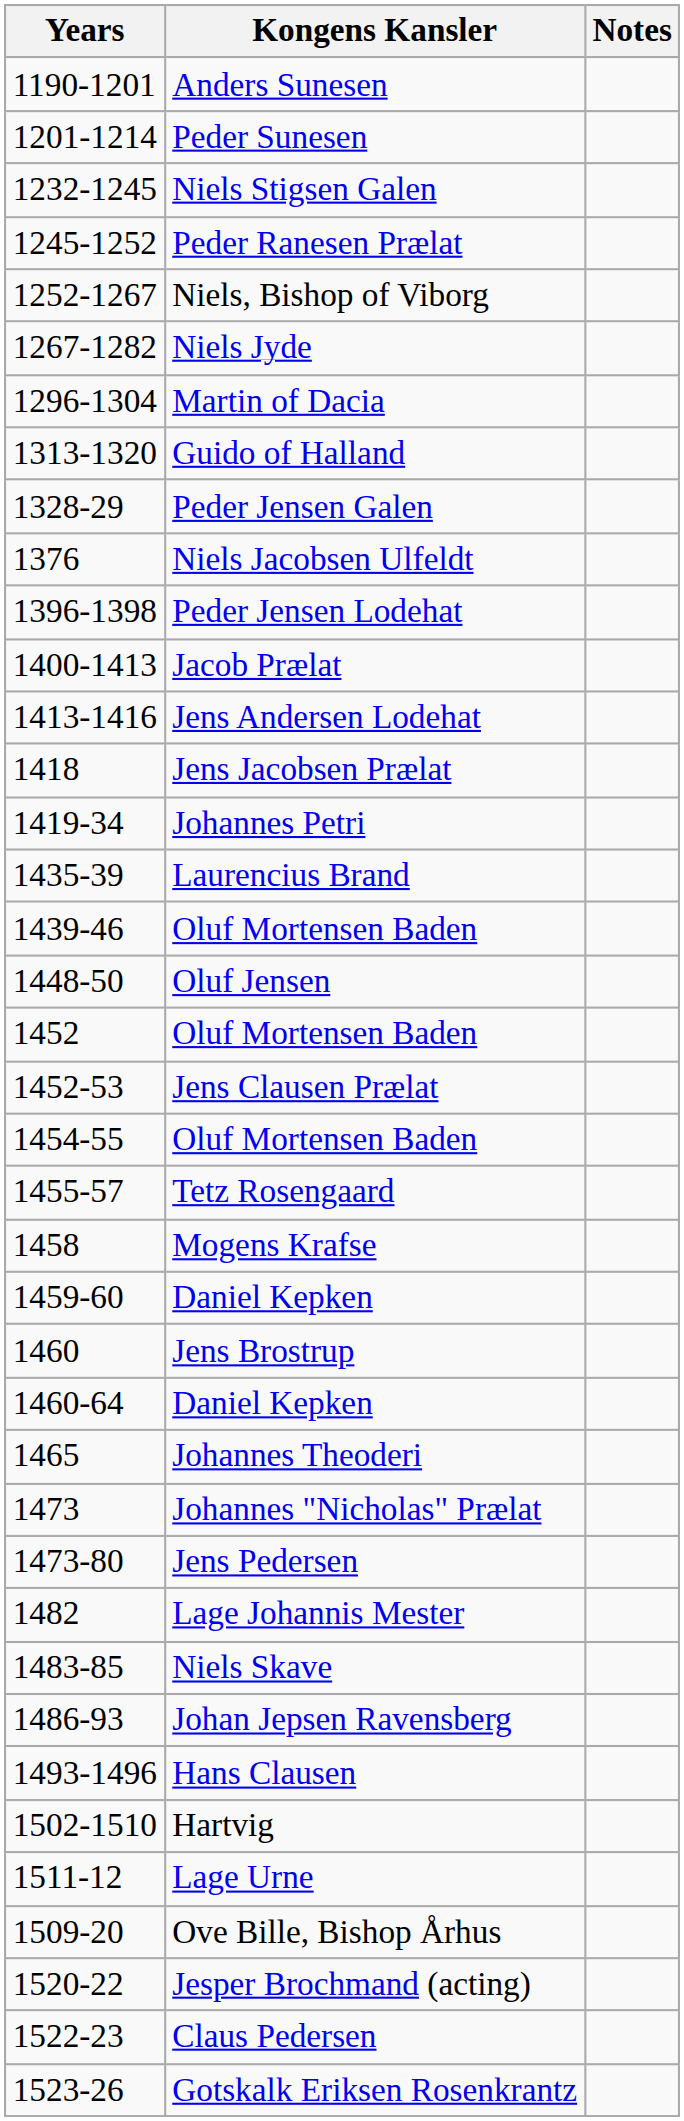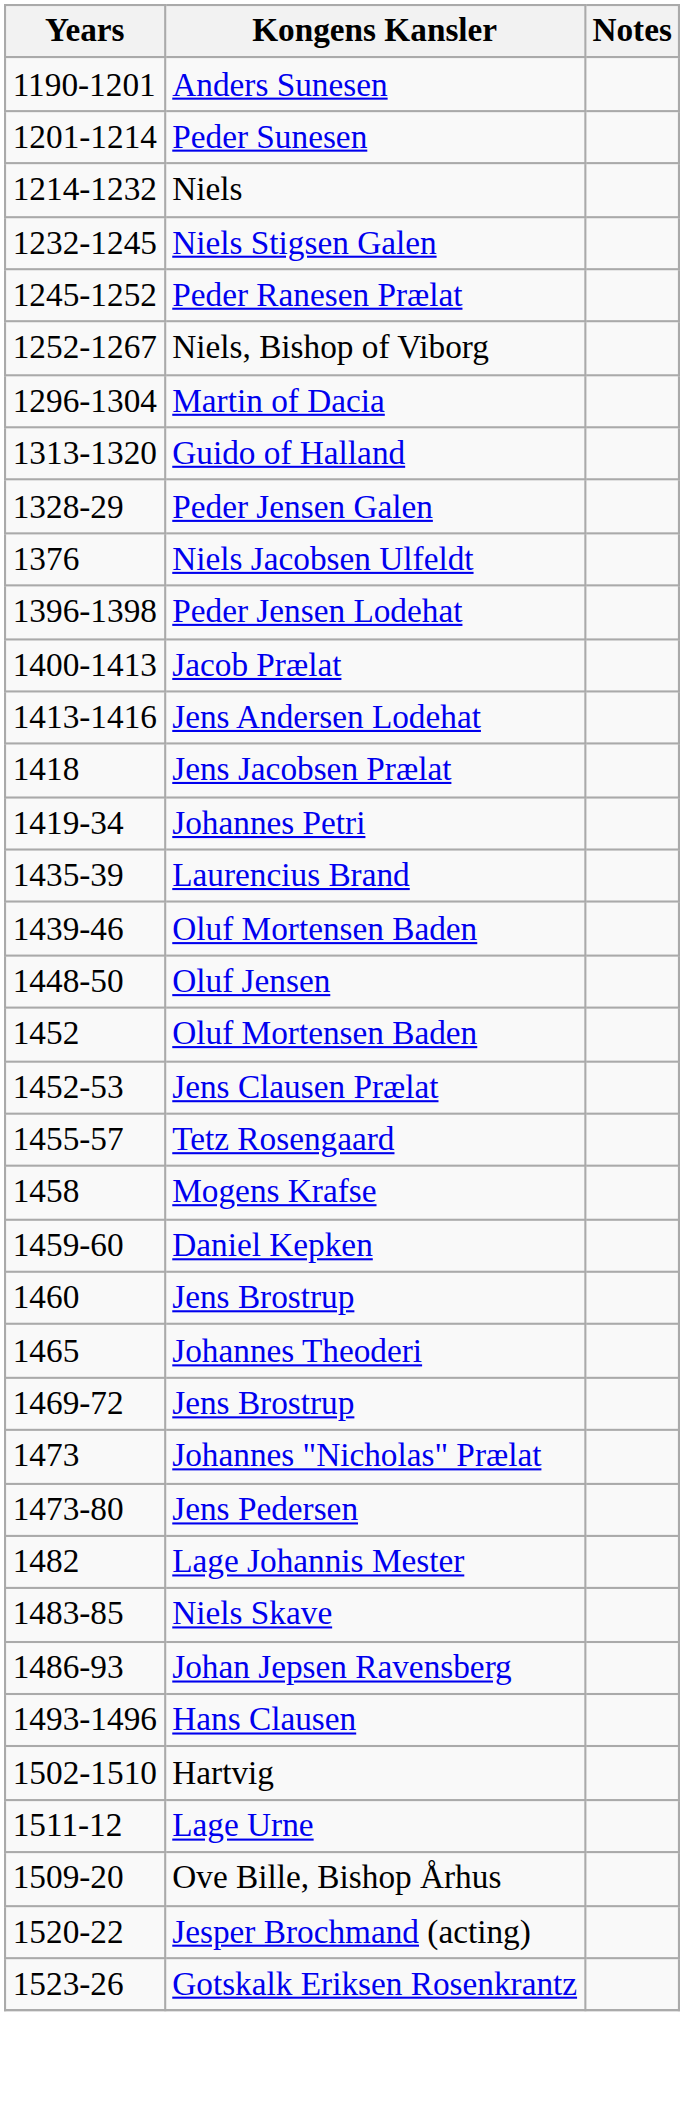+ row: (85, 189)
- row: (85, 347)
- row: (68, 1139)
- row: (68, 1403)
+ row: (68, 1403)
- row: (68, 2036)
